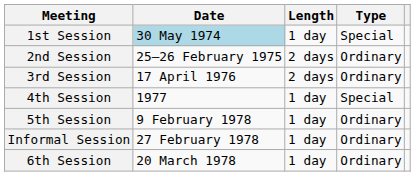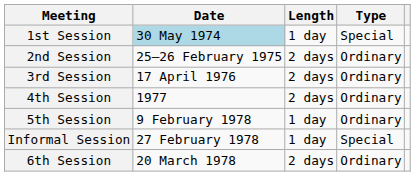(307, 98) 1 day -> (311, 98) 2 days
(367, 98) Special -> (371, 98) Ordinary
(371, 139) Ordinary -> (367, 139) Special
(307, 160) 1 day -> (311, 160) 2 days
